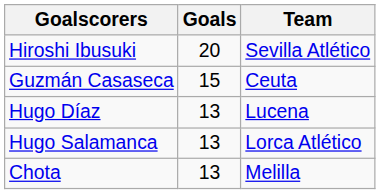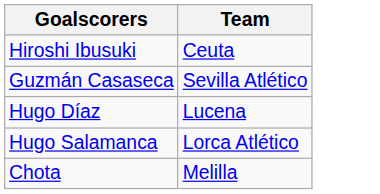- column: (210, 19)
(308, 50) Sevilla Atlético -> (208, 50) Ceuta
(271, 81) Ceuta -> (245, 81) Sevilla Atlético
